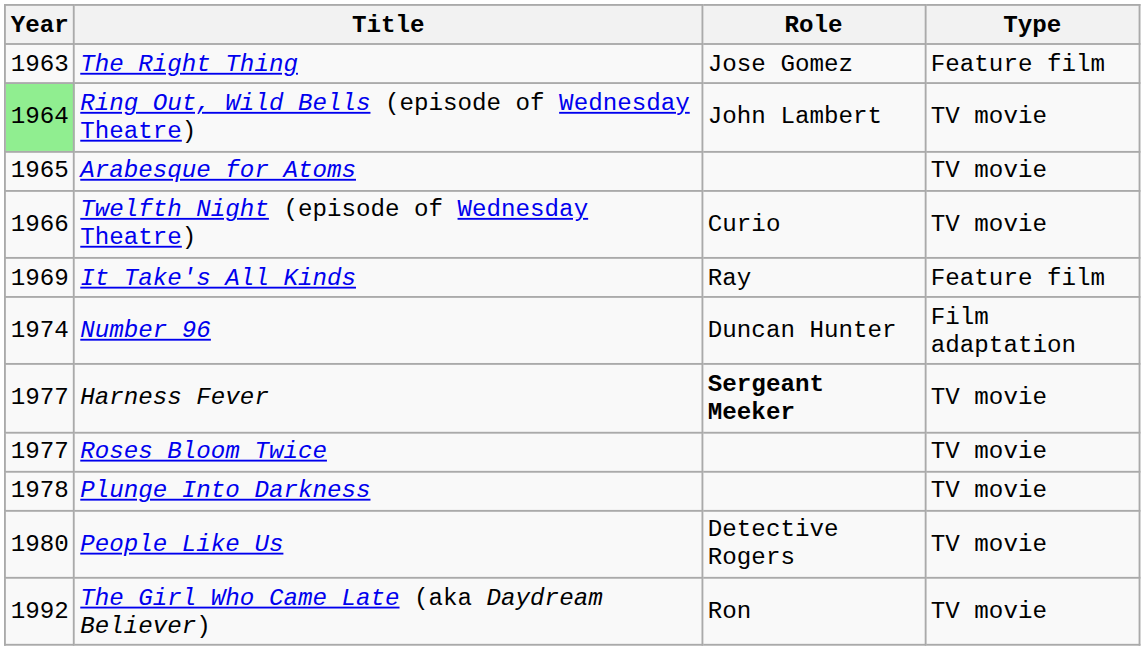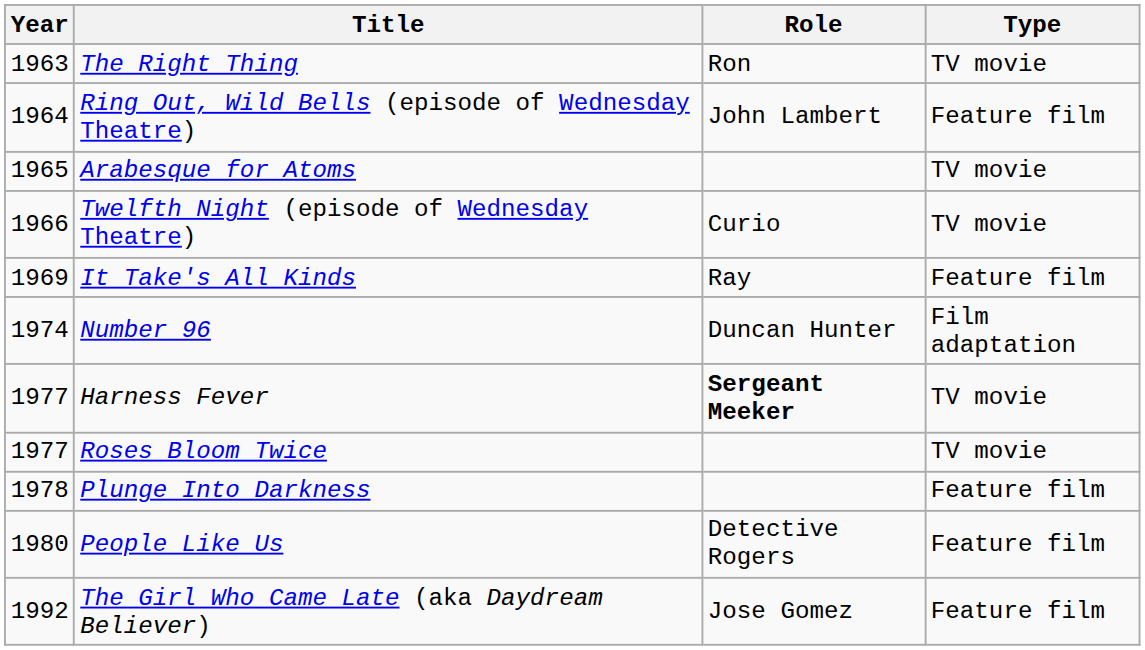(780, 64) Jose Gomez -> (730, 64) Ron
(1018, 64) Feature film -> (989, 64) TV movie
(40, 117) lightgreen background -> (40, 117) no background
(989, 117) TV movie -> (1018, 117) Feature film
(989, 491) TV movie -> (1018, 491) Feature film
(989, 544) TV movie -> (1018, 544) Feature film
(730, 612) Ron -> (780, 612) Jose Gomez
(989, 612) TV movie -> (1018, 612) Feature film
